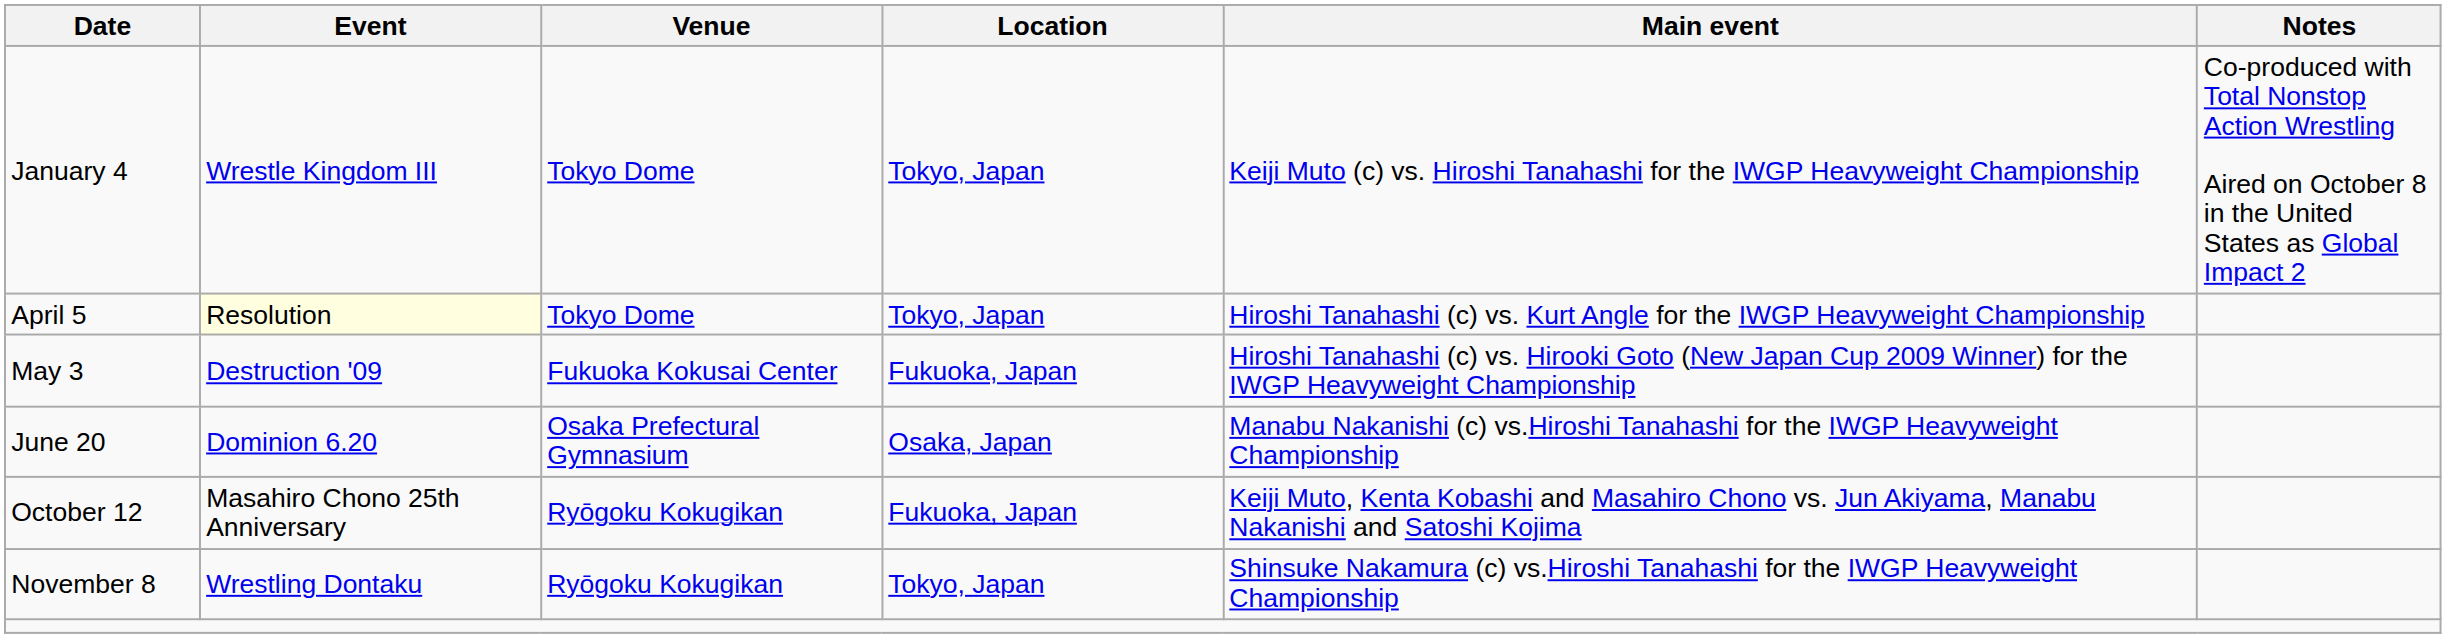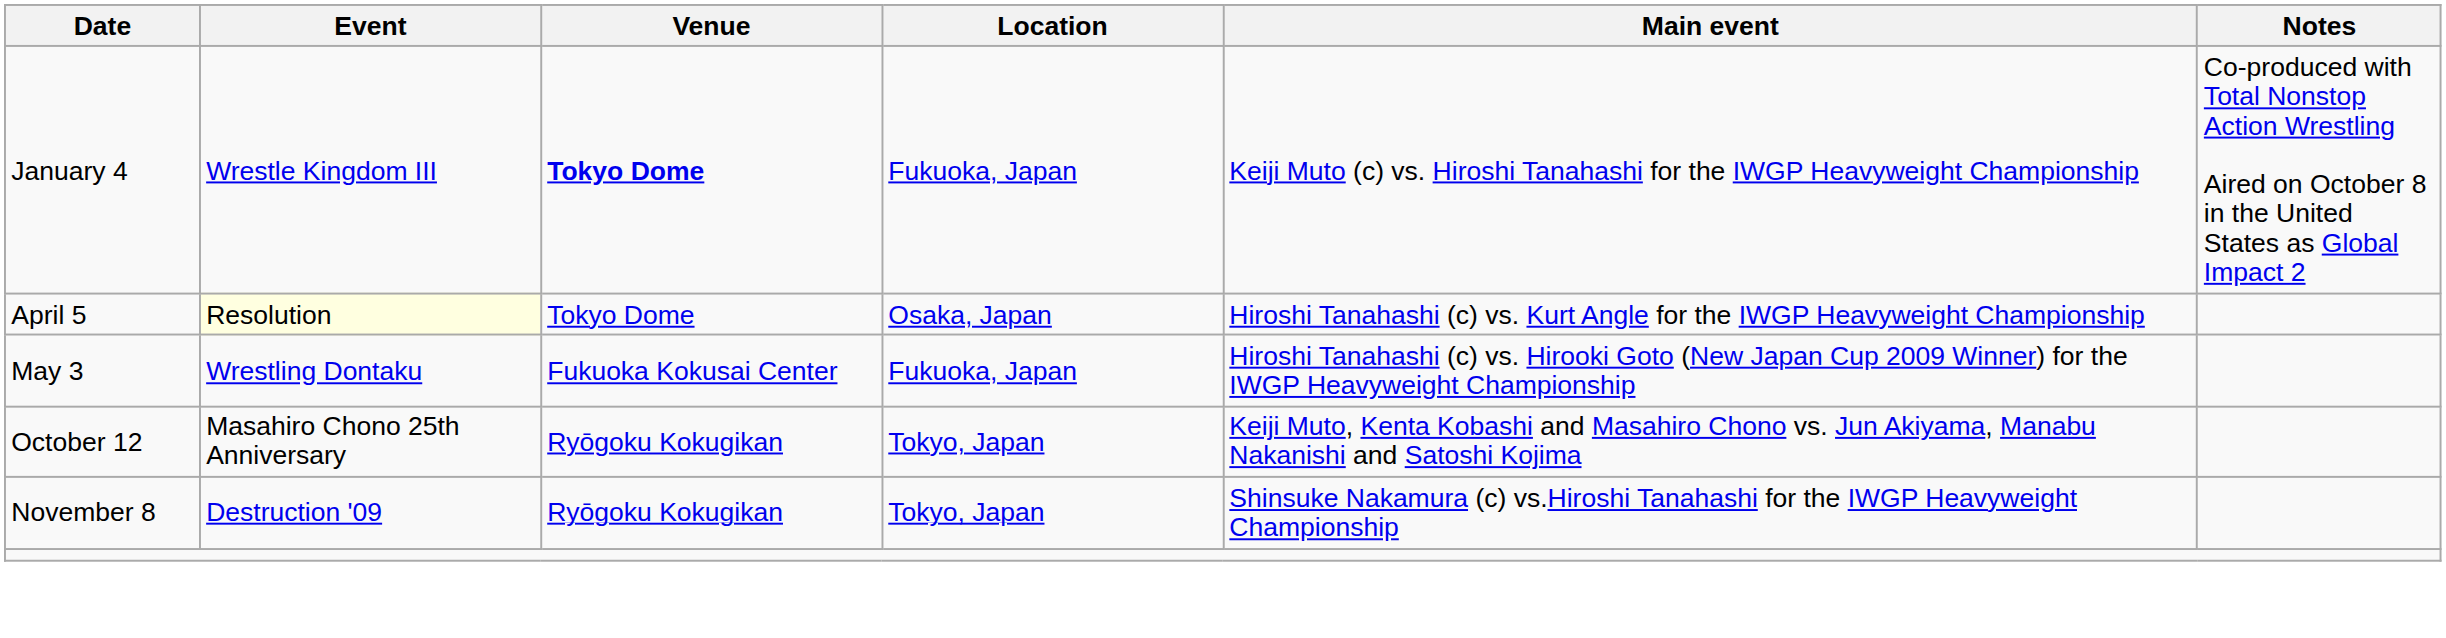(621, 170) normal -> (626, 170) bold
(966, 170) Tokyo, Japan -> (983, 170) Fukuoka, Japan
(966, 314) Tokyo, Japan -> (970, 314) Osaka, Japan
(294, 370) Destruction '09 -> (314, 370) Wrestling Dontaku
- row: (58, 441)
(983, 512) Fukuoka, Japan -> (966, 441) Tokyo, Japan
(314, 583) Wrestling Dontaku -> (294, 512) Destruction '09
